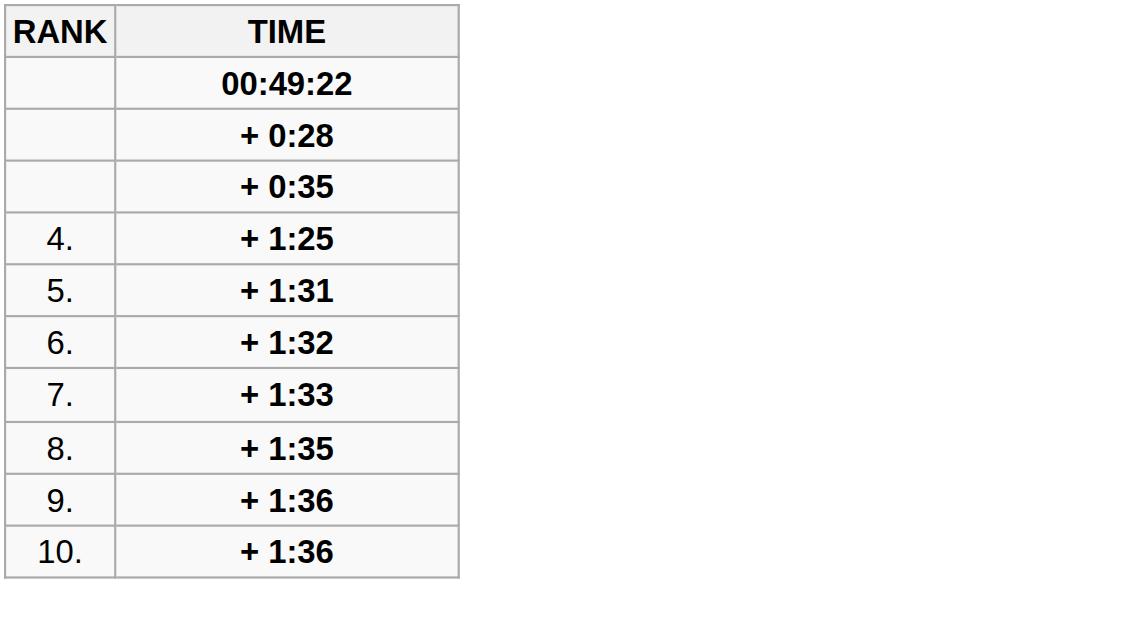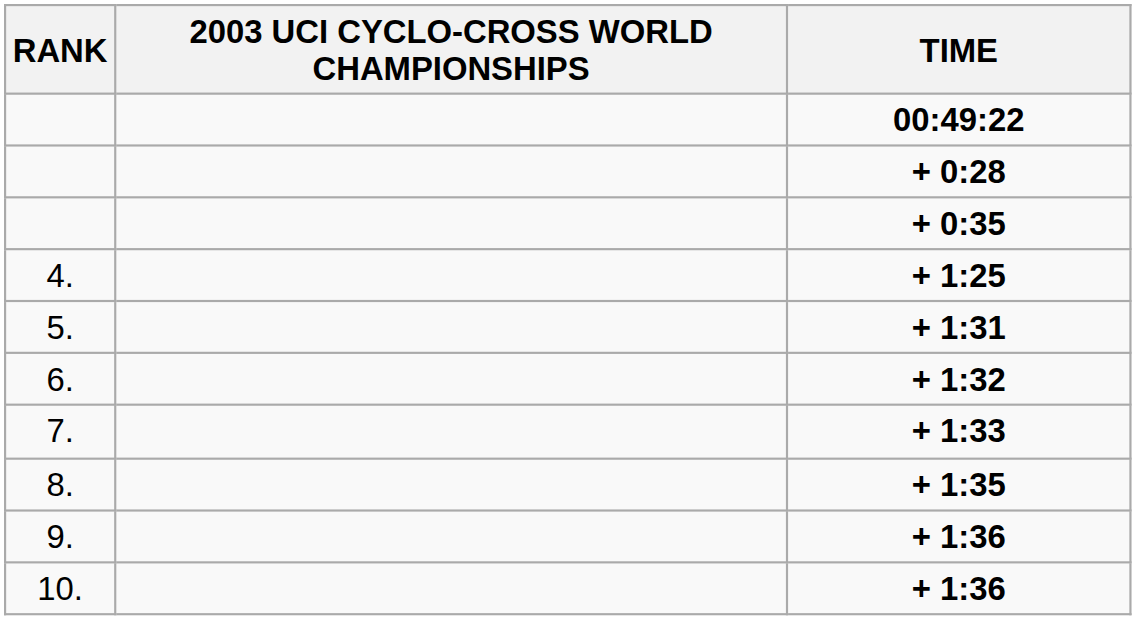+ column: (451, 50)
